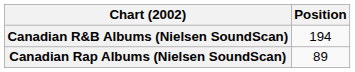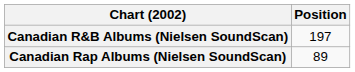(320, 36) 194 -> (320, 36) 197
